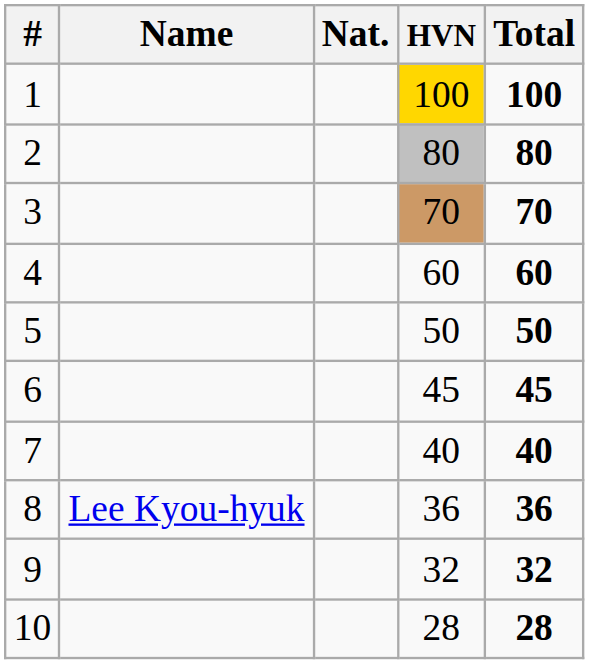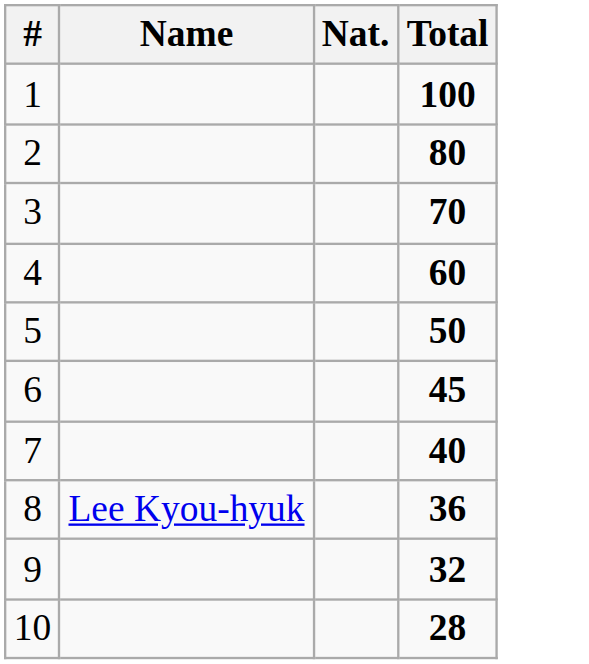- column: (441, 36)
